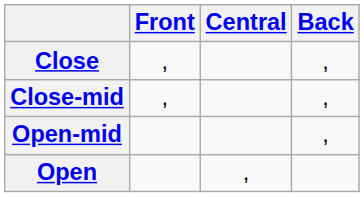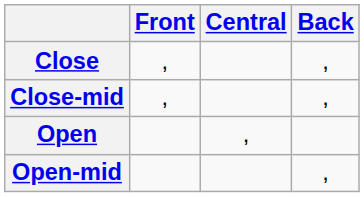rows swapped: (67, 135) <-> (67, 172)
